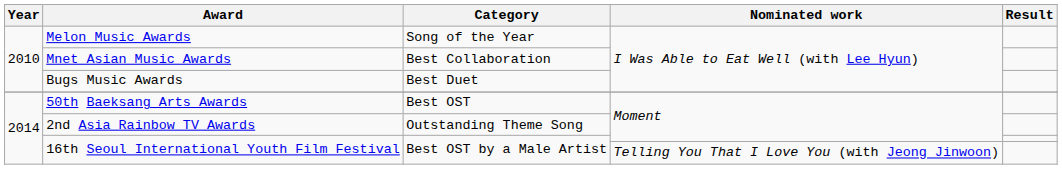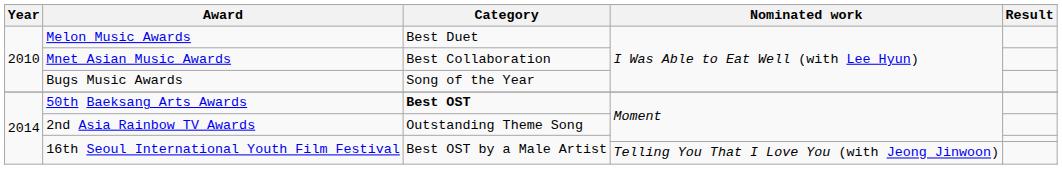(470, 37) Song of the Year -> (442, 37) Best Duet
(442, 81) Best Duet -> (470, 81) Song of the Year
(438, 103) normal -> (438, 103) bold
